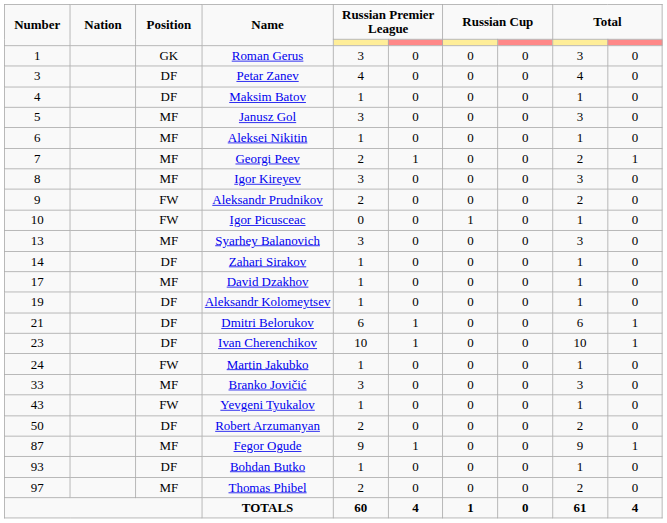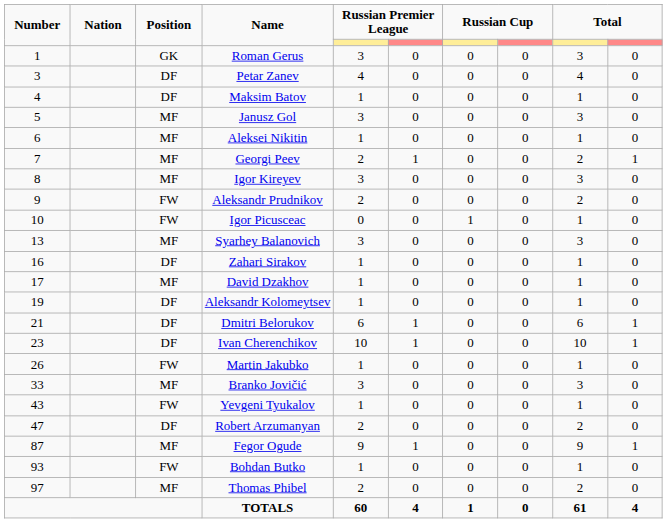(37, 261) 14 -> (37, 261) 16
(37, 364) 24 -> (37, 364) 26
(37, 425) 50 -> (37, 425) 47
(169, 466) DF -> (169, 466) FW
